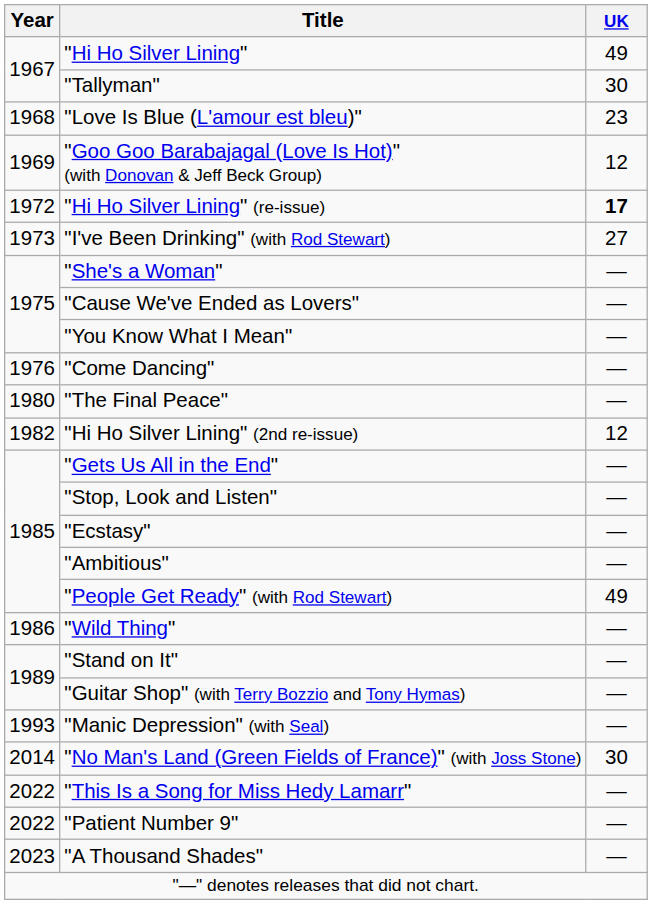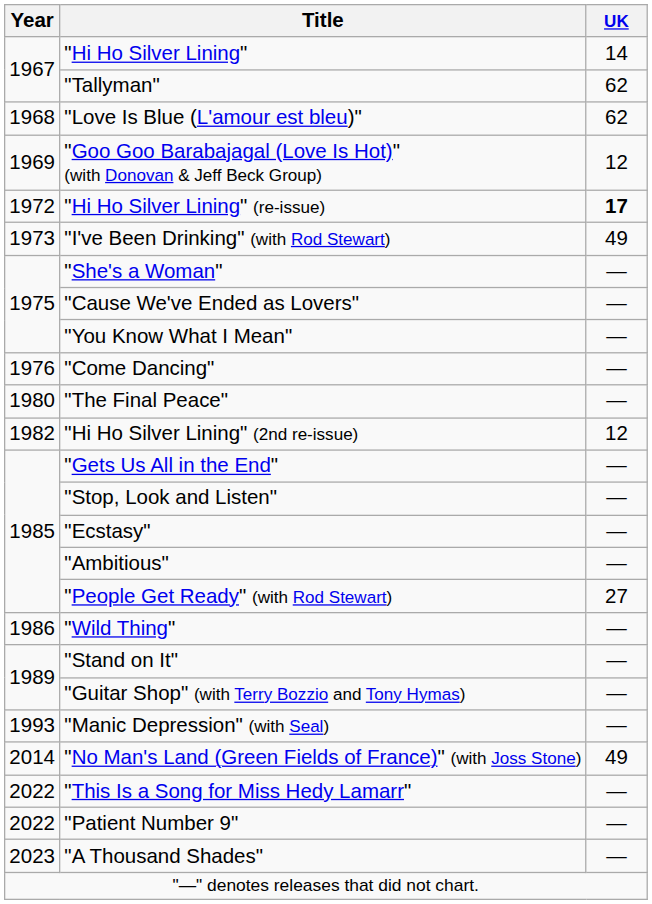(616, 53) 49 -> (616, 53) 14
(616, 85) 30 -> (616, 85) 62
(616, 118) 23 -> (616, 118) 62
(616, 238) 27 -> (616, 238) 49
(616, 595) 49 -> (616, 595) 27
(616, 758) 30 -> (616, 758) 49
